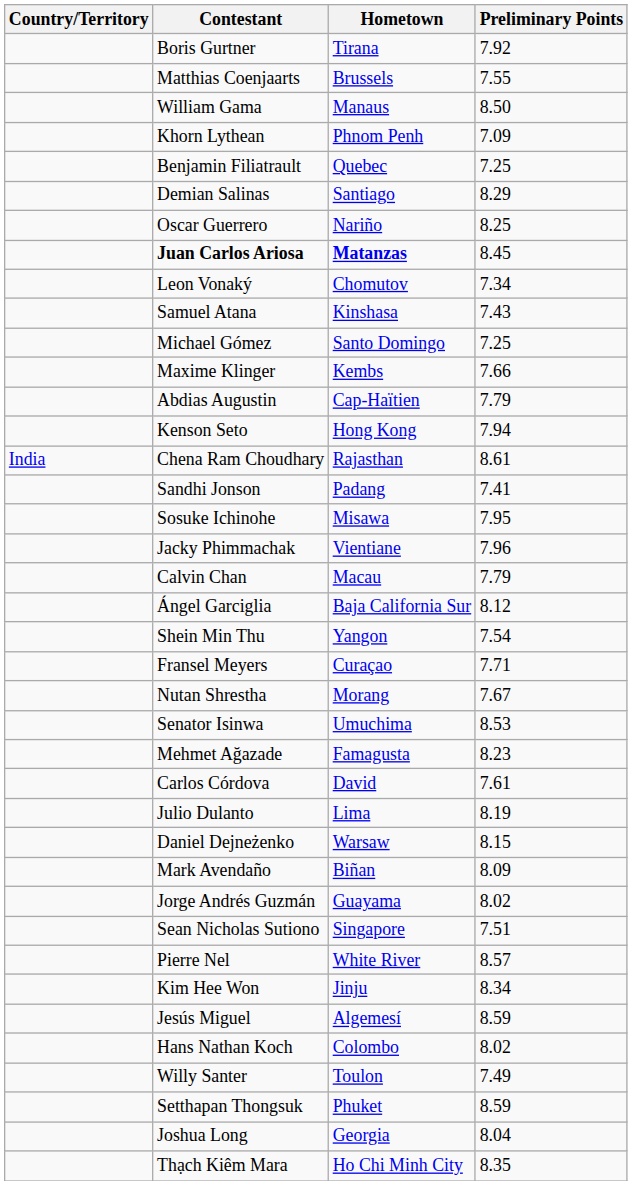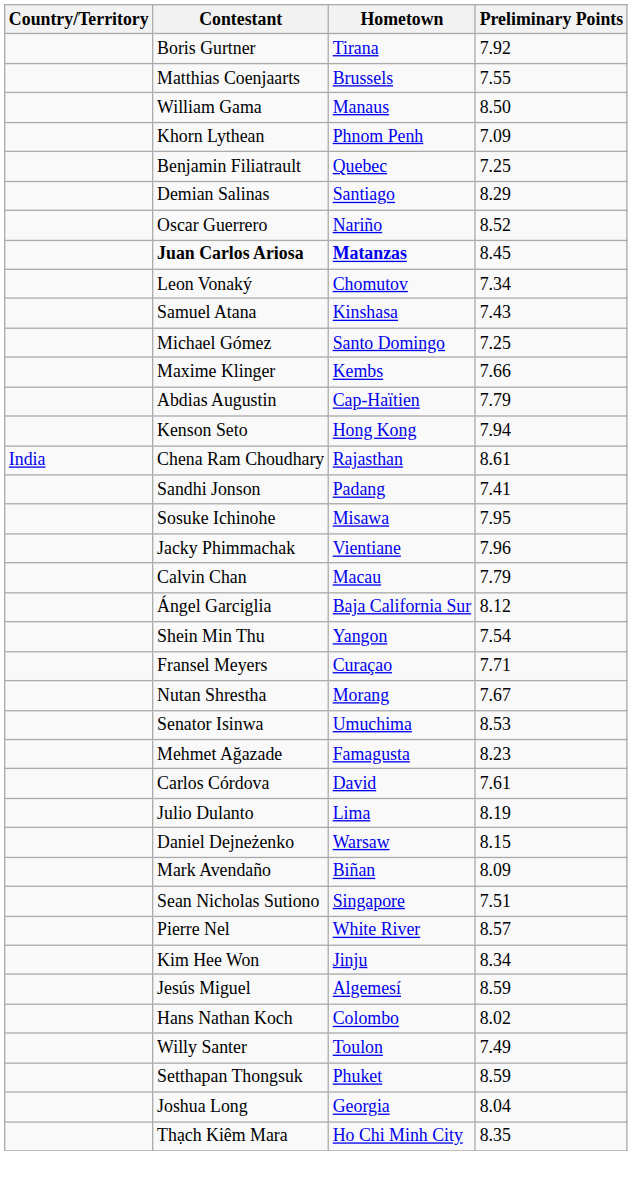(495, 224) 8.25 -> (495, 224) 8.52
- row: (236, 900)
